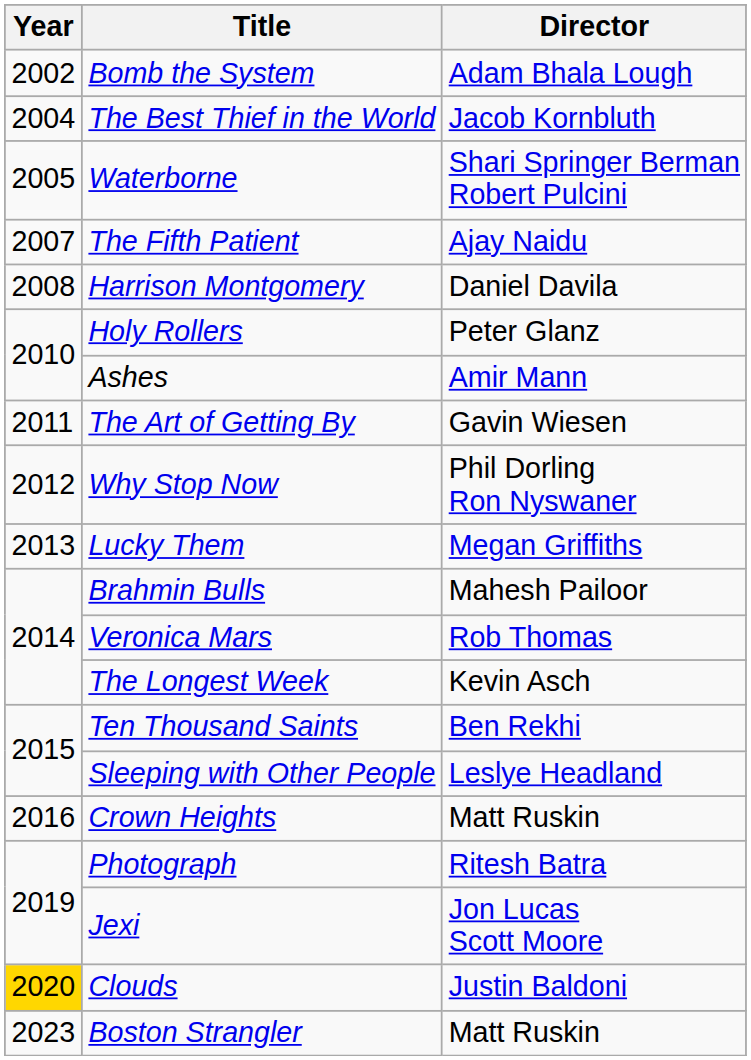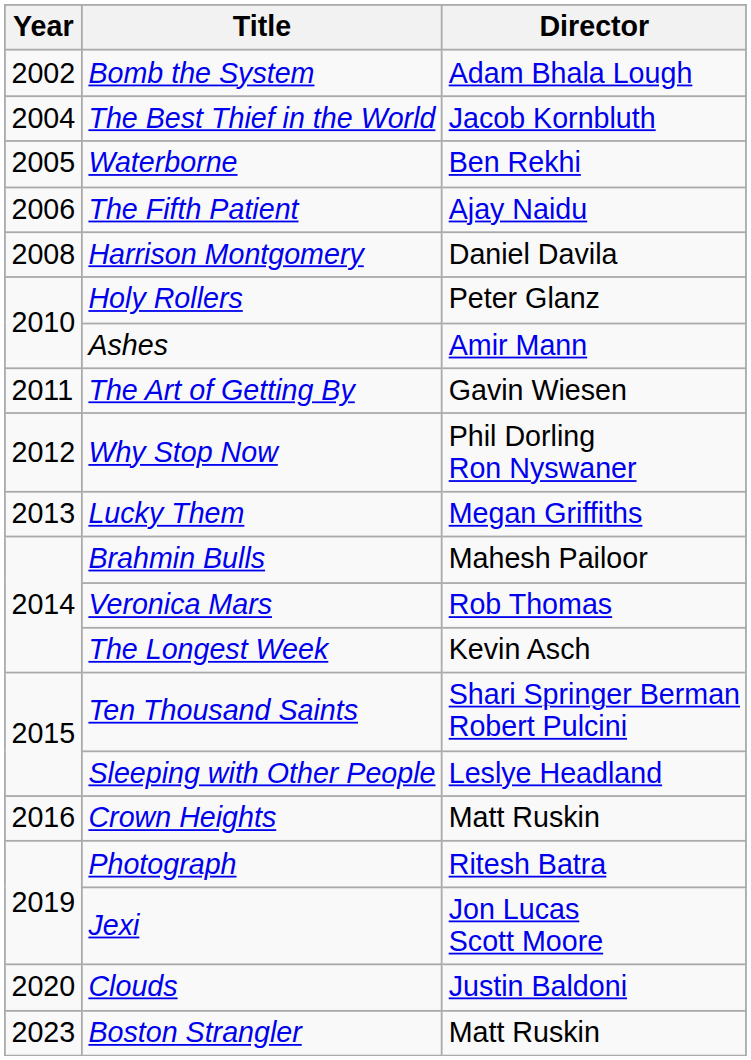(594, 179) Shari Springer Berman Robert Pulcini -> (515, 163) Ben Rekhi
(43, 241) 2007 -> (43, 208) 2006
(515, 727) Ben Rekhi -> (594, 711) Shari Springer Berman Robert Pulcini
(43, 986) gold background -> (43, 986) no background
